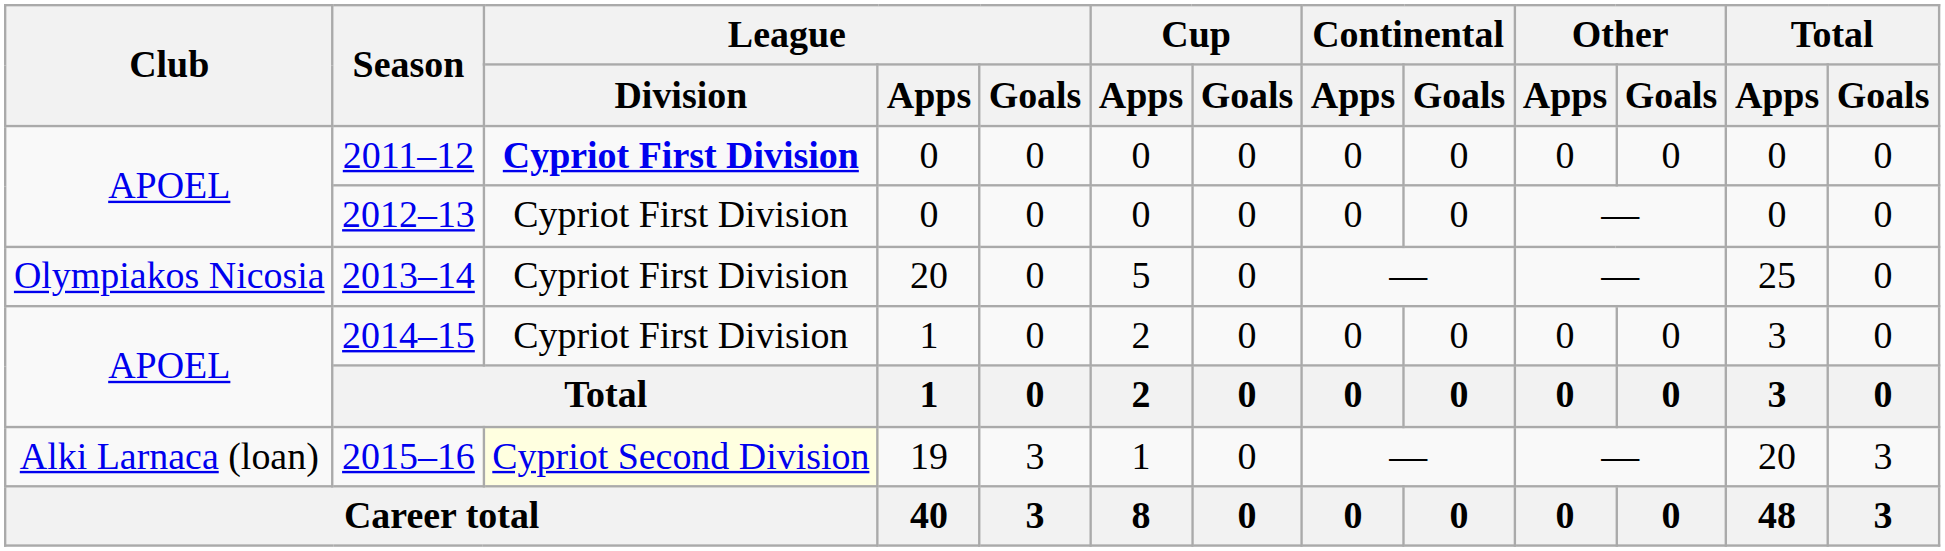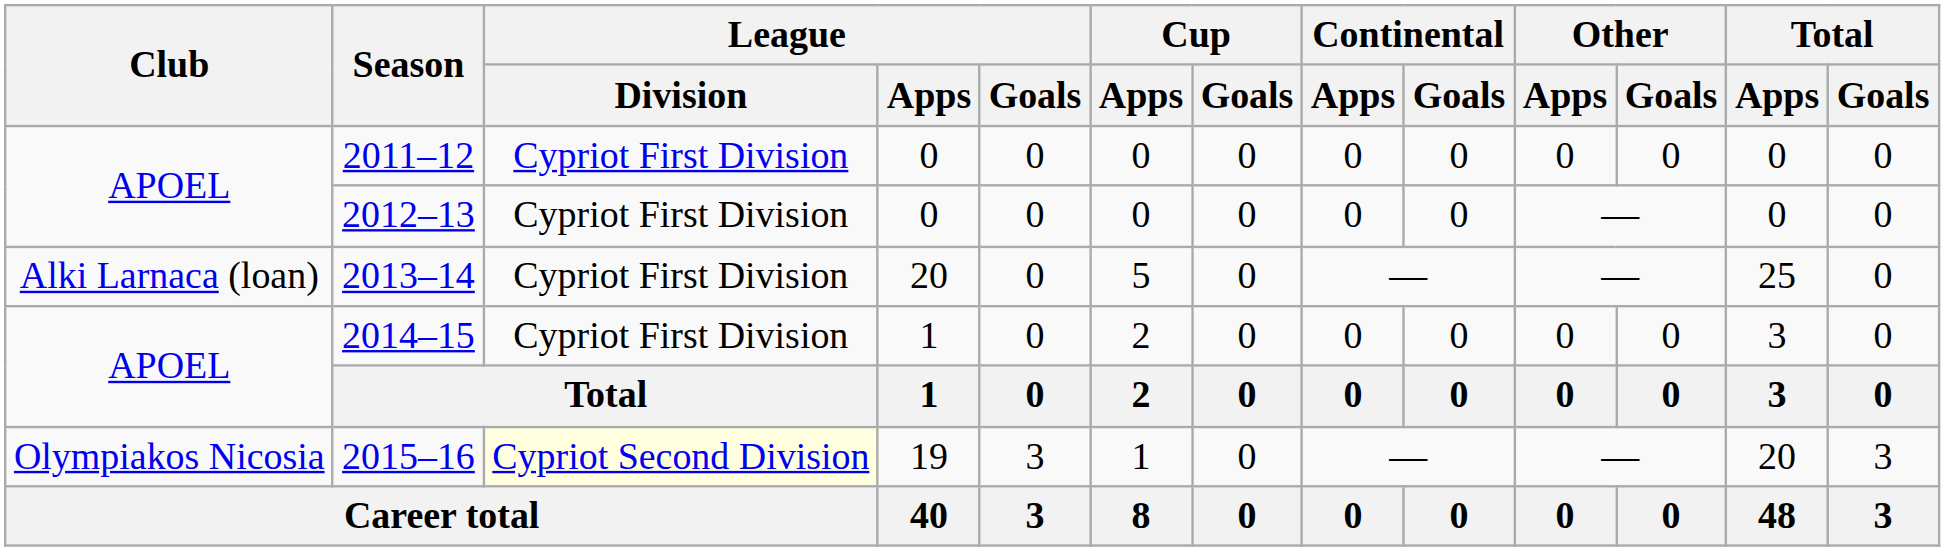(681, 154) bold -> (681, 154) normal
(169, 275) Olympiakos Nicosia -> (169, 275) Alki Larnaca (loan)
(169, 455) Alki Larnaca (loan) -> (169, 455) Olympiakos Nicosia
